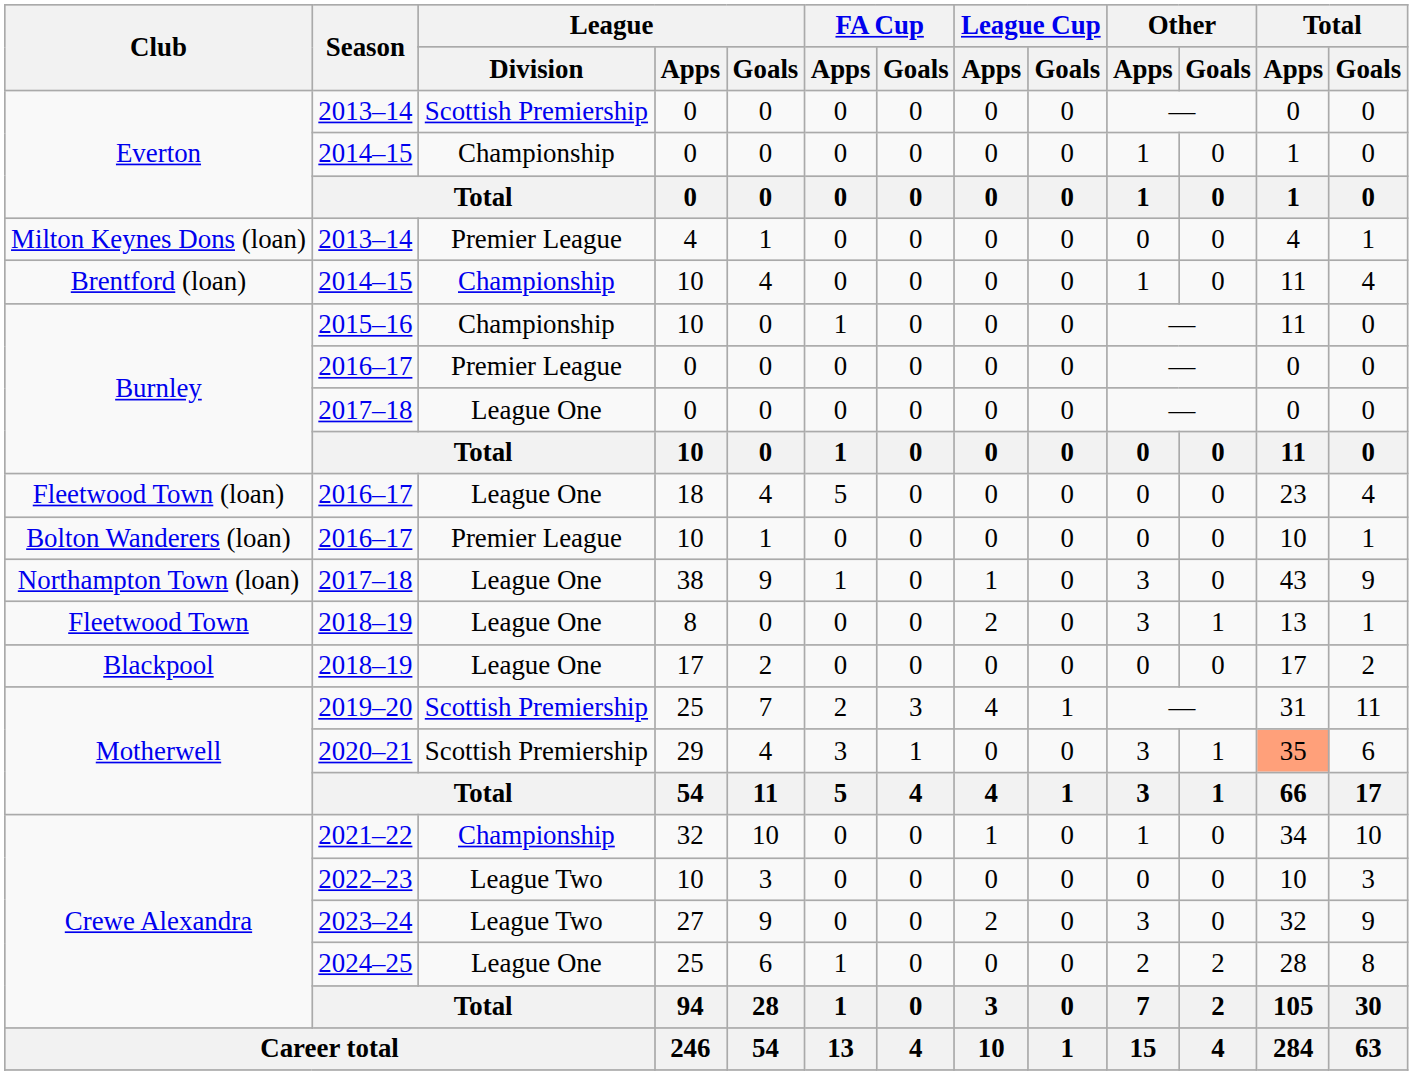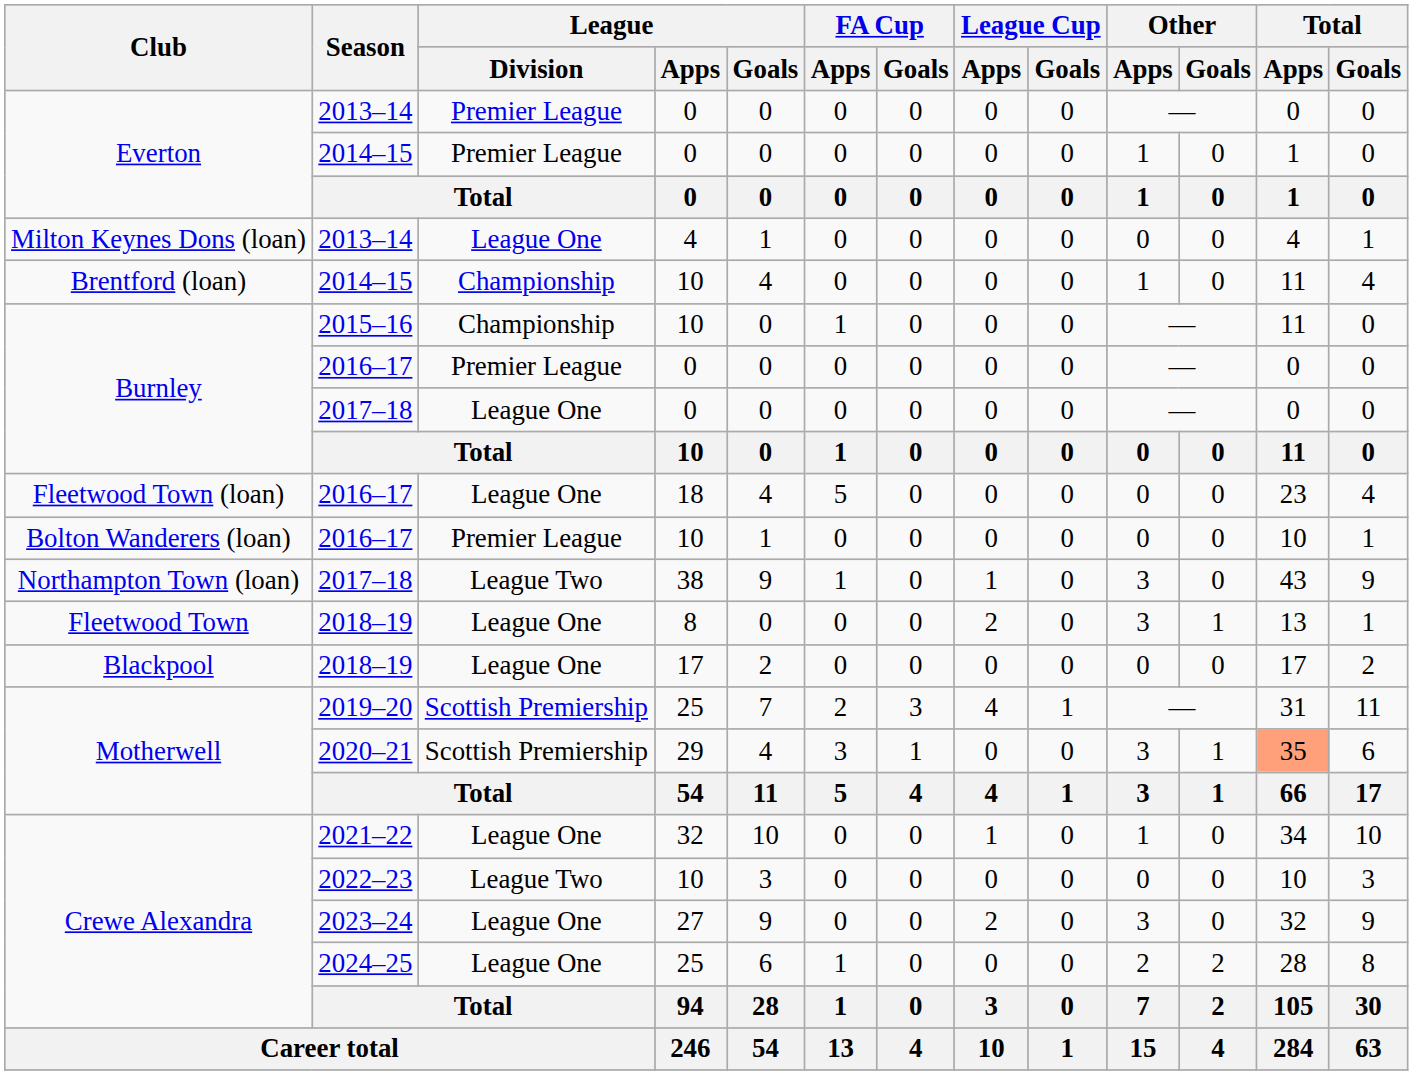(536, 111) Scottish Premiership -> (536, 111) Premier League
(536, 153) Championship -> (536, 153) Premier League
(536, 238) Premier League -> (536, 238) League One
(536, 580) League One -> (536, 580) League Two
(536, 835) Championship -> (536, 835) League One
(536, 921) League Two -> (536, 921) League One
